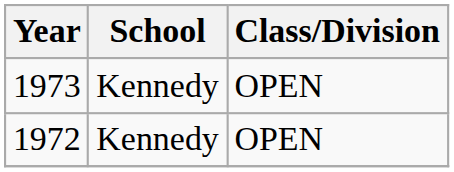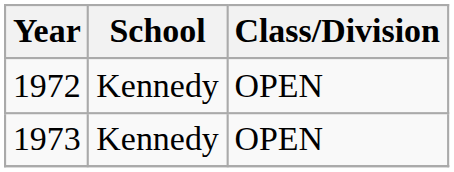rows swapped: (47, 138) <-> (47, 85)
